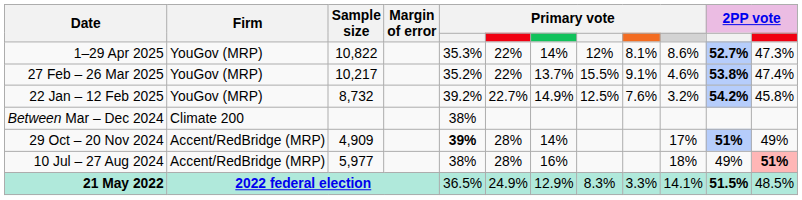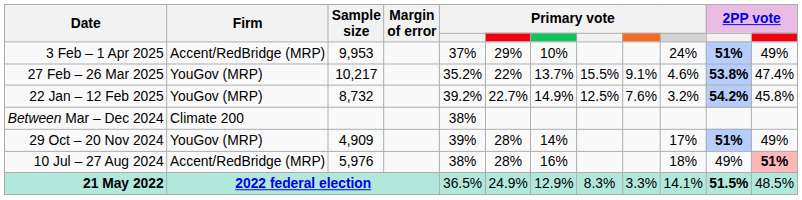- row: (119, 53)
+ row: (105, 53)
(248, 140) Accent/RedBridge (MRP) -> (216, 140) YouGov (MRP)
(463, 140) bold -> (463, 140) normal
(356, 162) 5,977 -> (356, 162) 5,976
